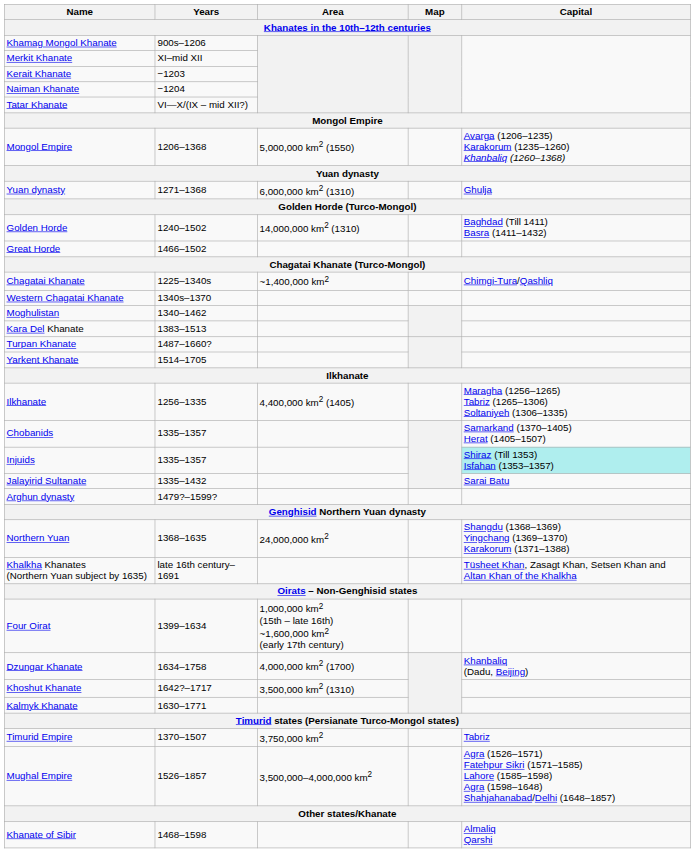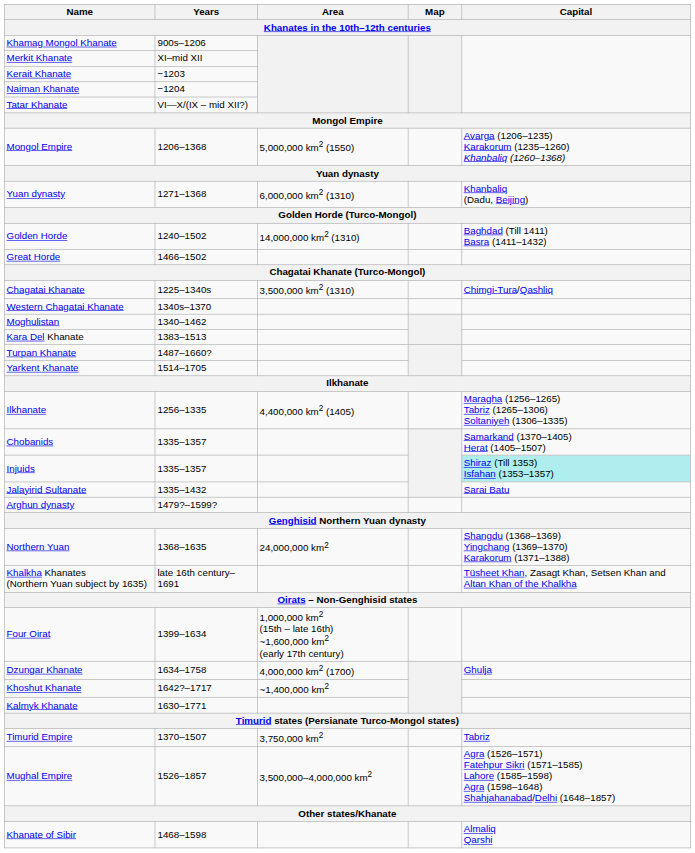(478, 190) Ghulja -> (496, 194) Khanbaliq (Dadu, Beijing)
(294, 281) ~1,400,000 km2 -> (307, 289) 3,500,000 km2 (1310)
(496, 666) Khanbaliq (Dadu, Beijing) -> (478, 670) Ghulja
(307, 688) 3,500,000 km2 (1310) -> (294, 688) ~1,400,000 km2
